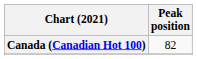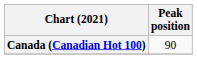(170, 44) 82 -> (170, 44) 90
